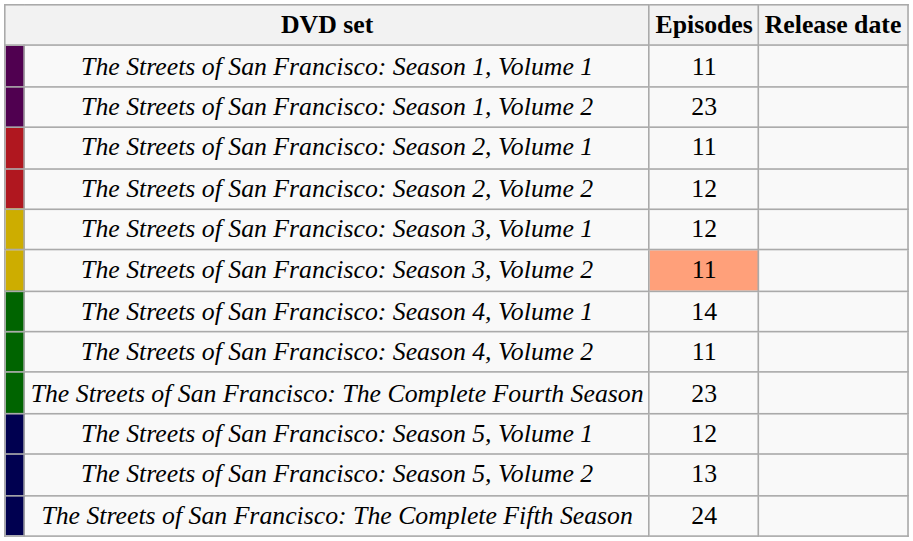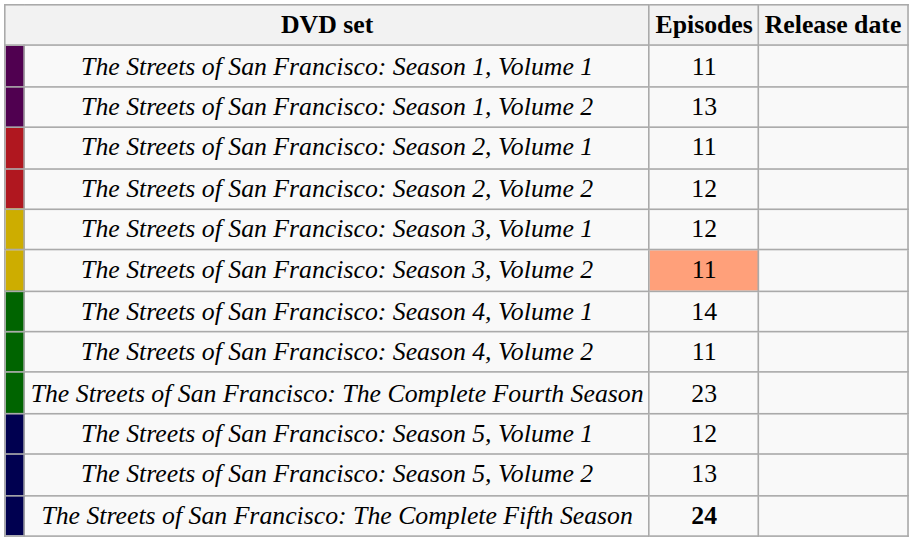(704, 106) 23 -> (704, 106) 13
(704, 515) normal -> (704, 515) bold
